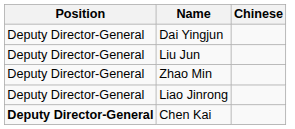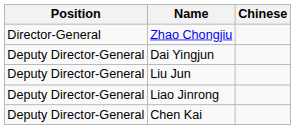+ row: (191, 34)
- row: (186, 74)
(80, 114) bold -> (76, 114) normal
